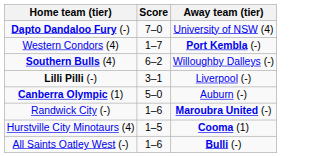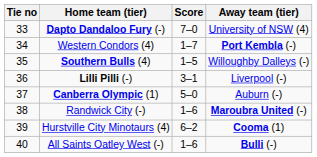+ column: (22, 12)
(154, 62) 6–2 -> (189, 62) 1–5
(154, 128) 1–5 -> (189, 128) 6–2
